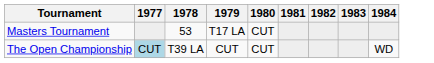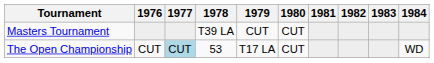+ column: (150, 13)
(186, 31) 53 -> (216, 31) T39 LA
(227, 31) T17 LA -> (257, 31) CUT
(186, 49) T39 LA -> (216, 49) 53
(227, 49) CUT -> (257, 49) T17 LA
